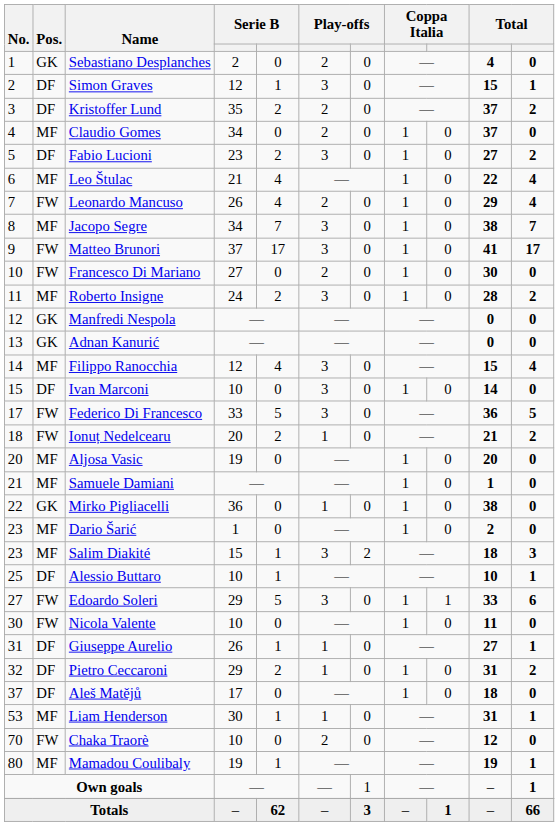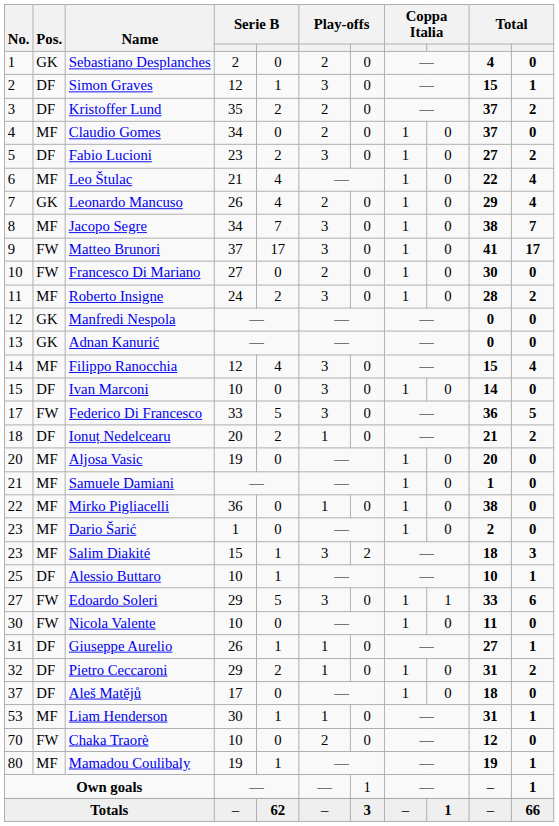(47, 202) FW -> (47, 202) GK
(47, 436) FW -> (46, 436) DF
(47, 506) GK -> (47, 506) MF
